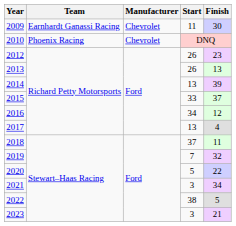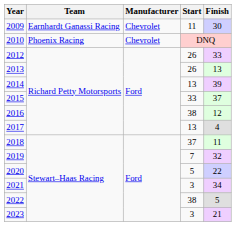(217, 55) 23 -> (217, 55) 33
(192, 113) 34 -> (192, 113) 38
